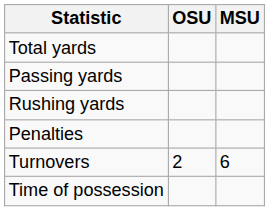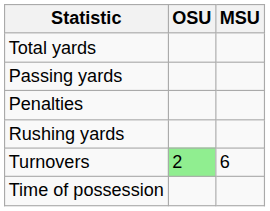rows swapped: (67, 104) <-> (46, 133)
(177, 162) no background -> (177, 162) lightgreen background
